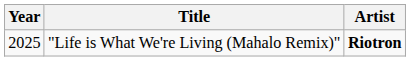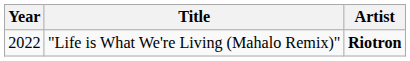(24, 42) 2025 -> (24, 42) 2022
